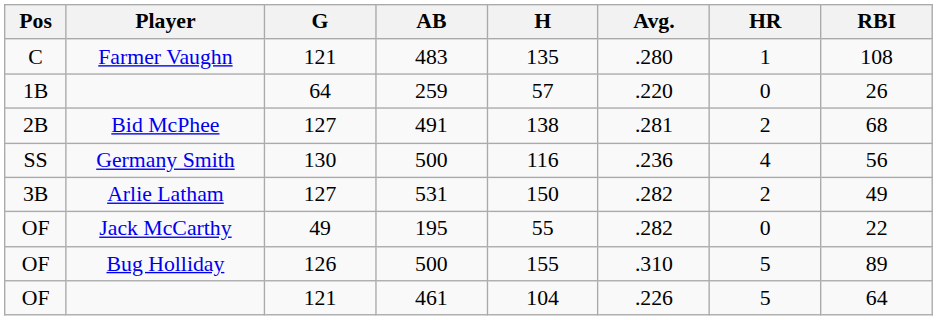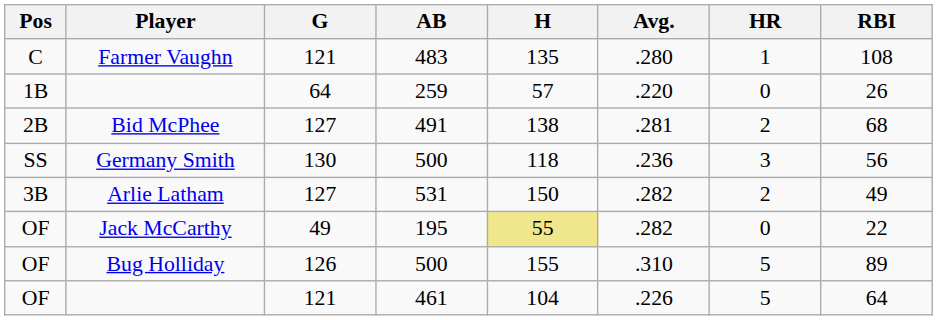(543, 159) 116 -> (543, 159) 118
(765, 159) 4 -> (765, 159) 3
(543, 228) no background -> (543, 228) khaki background
